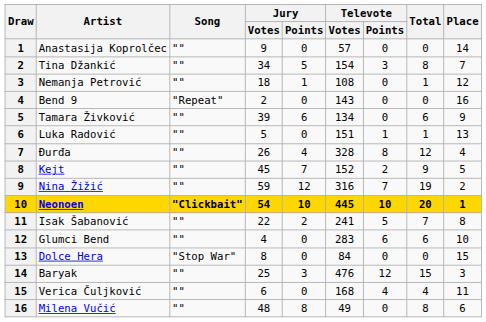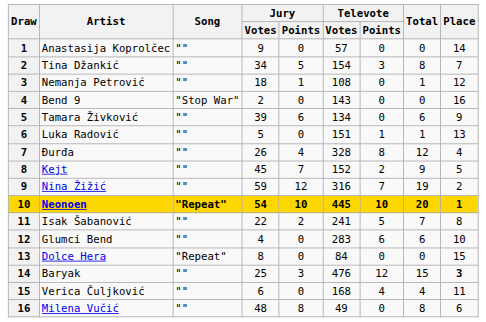(198, 100) "Repeat" -> (207, 100) "Stop War"
(207, 204) "Clickbait" -> (201, 204) "Repeat"
(204, 256) "Stop War" -> (201, 256) "Repeat"
(463, 274) normal -> (459, 274) bold
